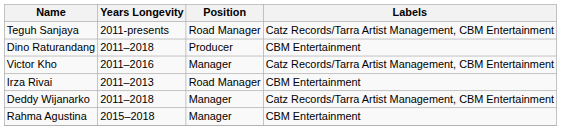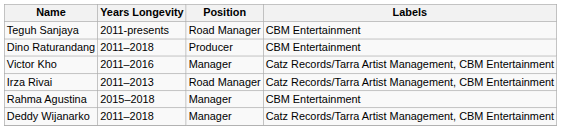(410, 30) Catz Records/Tarra Artist Management, CBM Entertainment -> (313, 30) CBM Entertainment
(313, 82) CBM Entertainment -> (410, 82) Catz Records/Tarra Artist Management, CBM Entertainment
rows swapped: (48, 99) <-> (47, 116)
